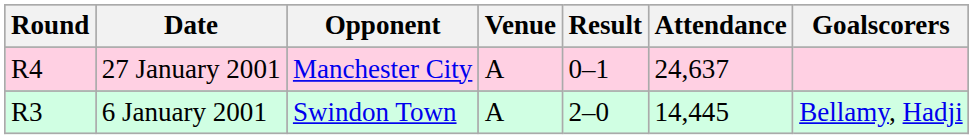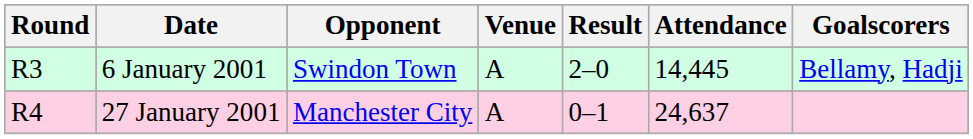rows swapped: (184, 111) <-> (191, 68)
